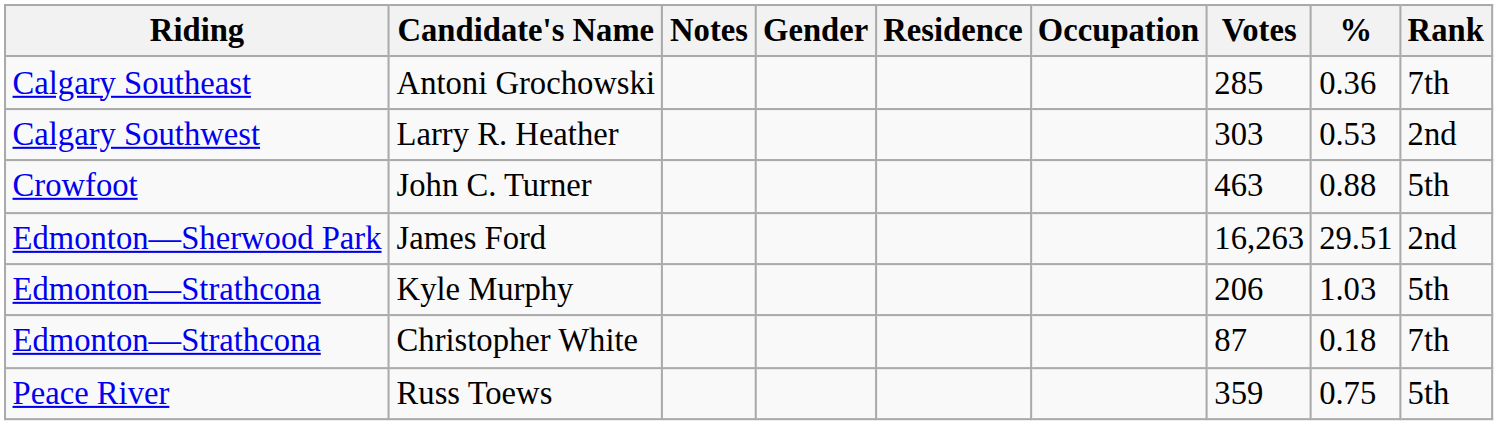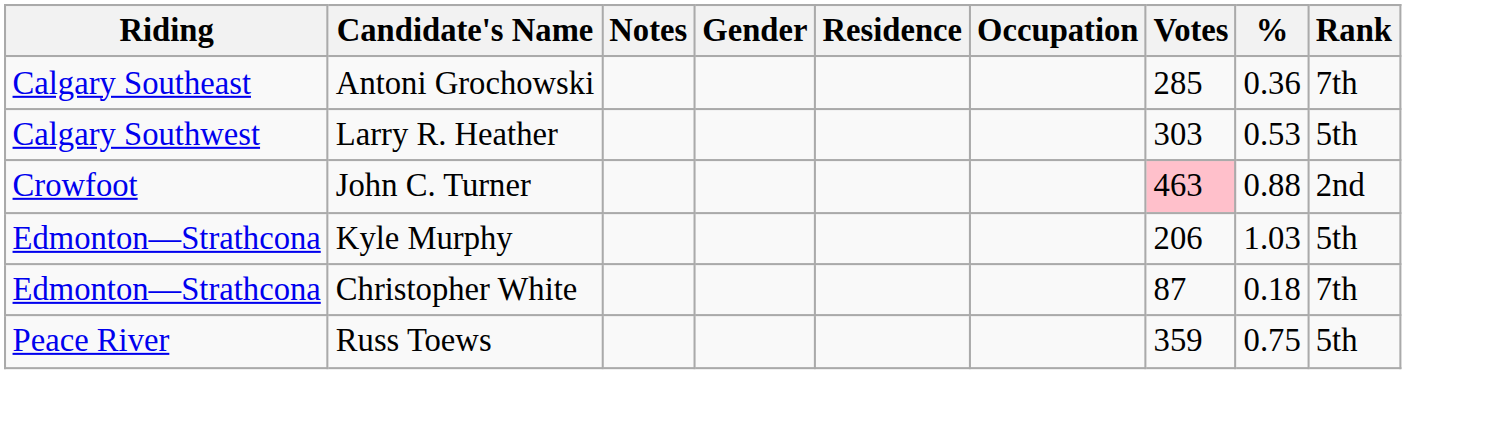(1432, 133) 2nd -> (1337, 133) 5th
(1239, 185) no background -> (1178, 185) pink background
(1428, 185) 5th -> (1340, 185) 2nd
- row: (471, 237)
